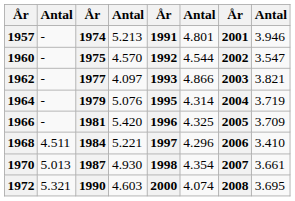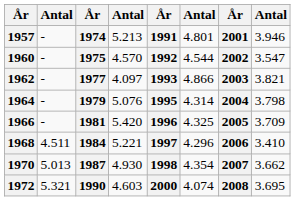(270, 100) 3.719 -> (270, 100) 3.798
(270, 164) 3.661 -> (270, 164) 3.662
